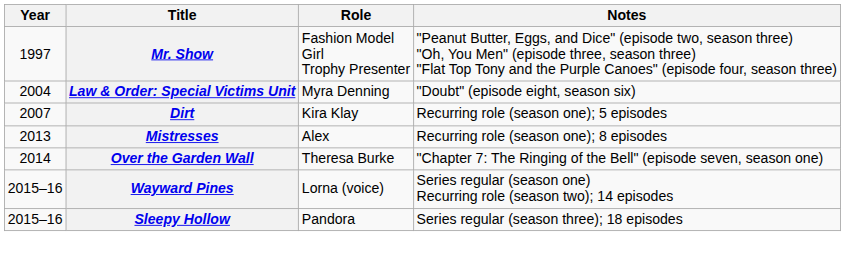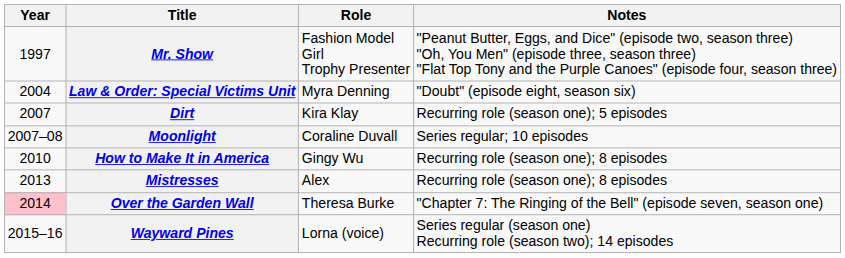+ row: (182, 136)
+ row: (182, 158)
(35, 158) no background -> (35, 203) pink background
- row: (182, 219)
